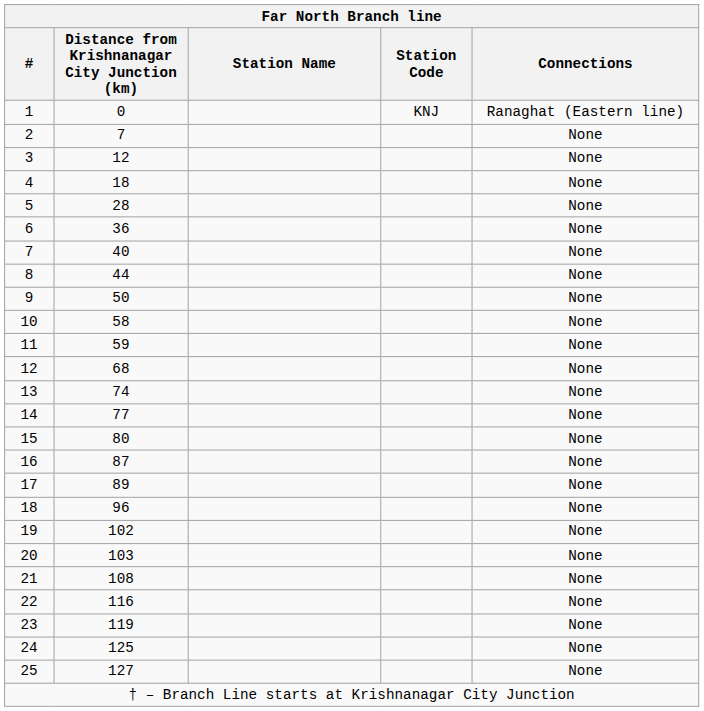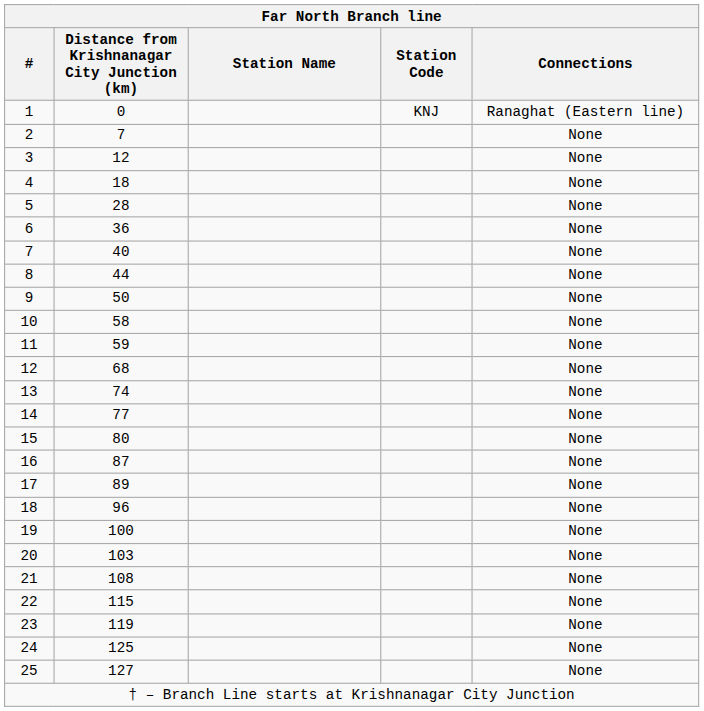(121, 532) 102 -> (121, 532) 100
(121, 602) 116 -> (121, 602) 115
